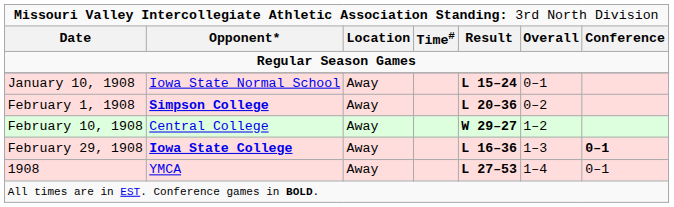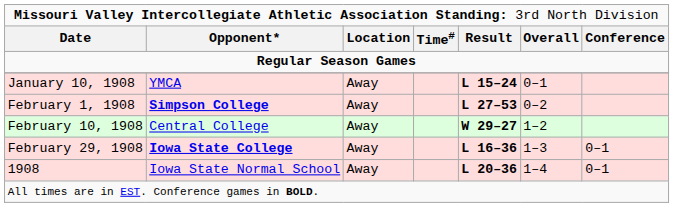(245, 84) Iowa State Normal School -> (165, 84) YMCA
(489, 105) L 20–36 -> (489, 105) L 27–53
(597, 148) bold -> (597, 148) normal
(165, 170) YMCA -> (245, 170) Iowa State Normal School
(489, 170) L 27–53 -> (489, 170) L 20–36
